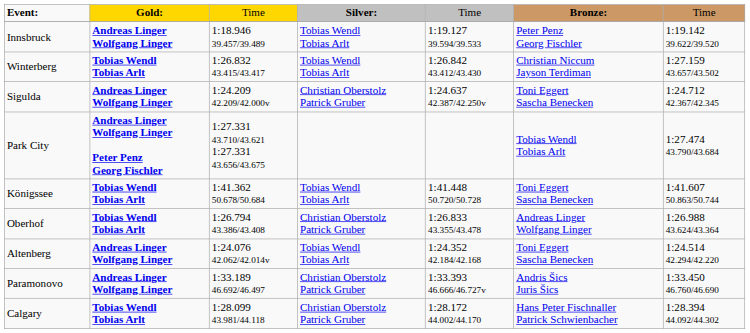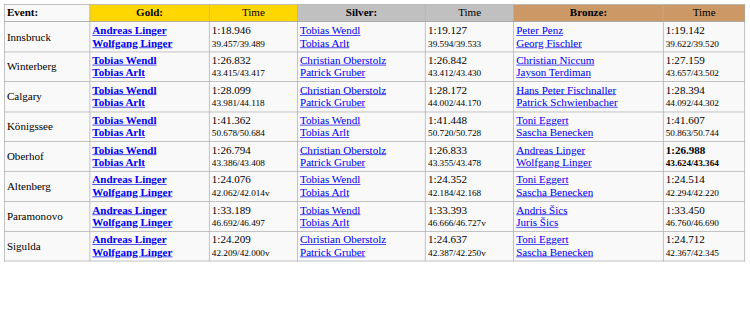(330, 66) Tobias Wendl Tobias Arlt -> (343, 66) Christian Oberstolz Patrick Gruber
rows swapped: (24, 313) <-> (24, 96)
- row: (28, 145)
(692, 223) normal -> (692, 156) bold
(343, 283) Christian Oberstolz Patrick Gruber -> (330, 216) Tobias Wendl Tobias Arlt
